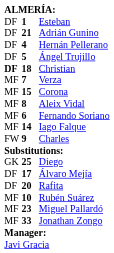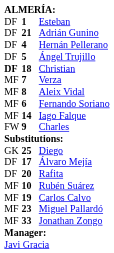- row: (53, 92)
+ row: (65, 197)
